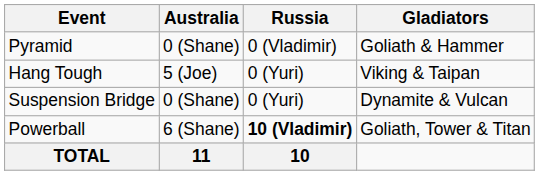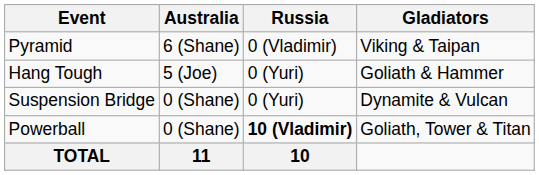(201, 45) 0 (Shane) -> (201, 45) 6 (Shane)
(432, 45) Goliath & Hammer -> (420, 45) Viking & Taipan
(420, 73) Viking & Taipan -> (432, 73) Goliath & Hammer
(201, 128) 6 (Shane) -> (201, 128) 0 (Shane)
